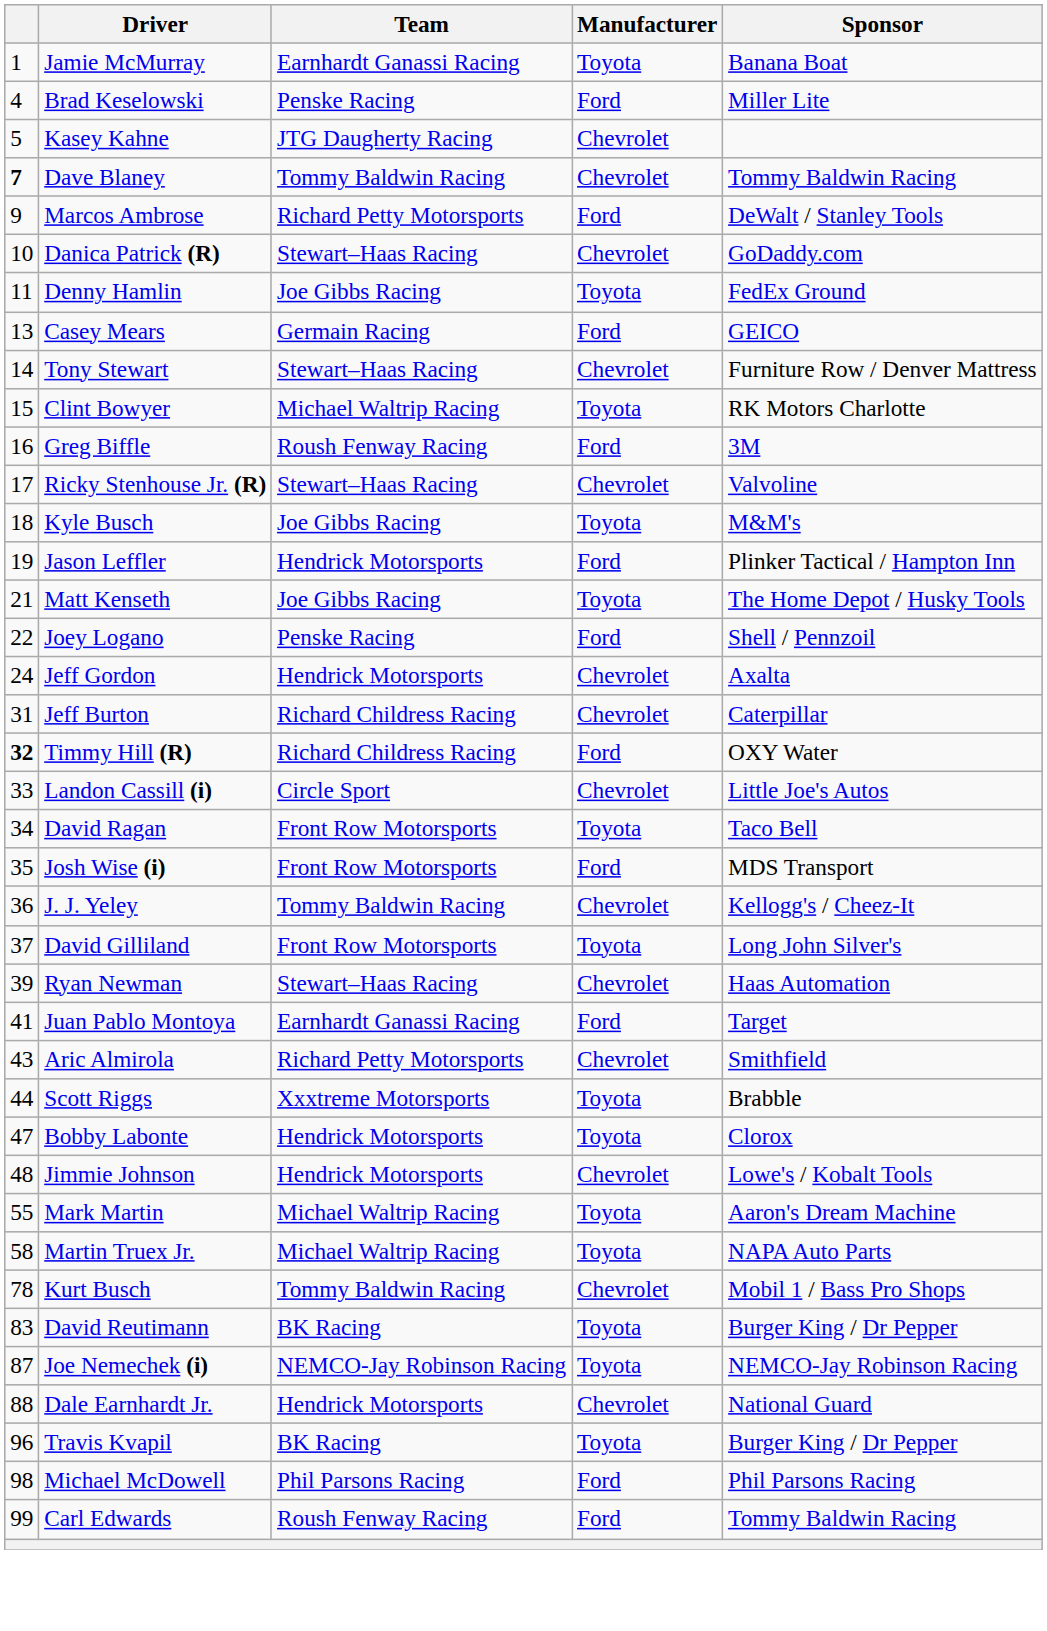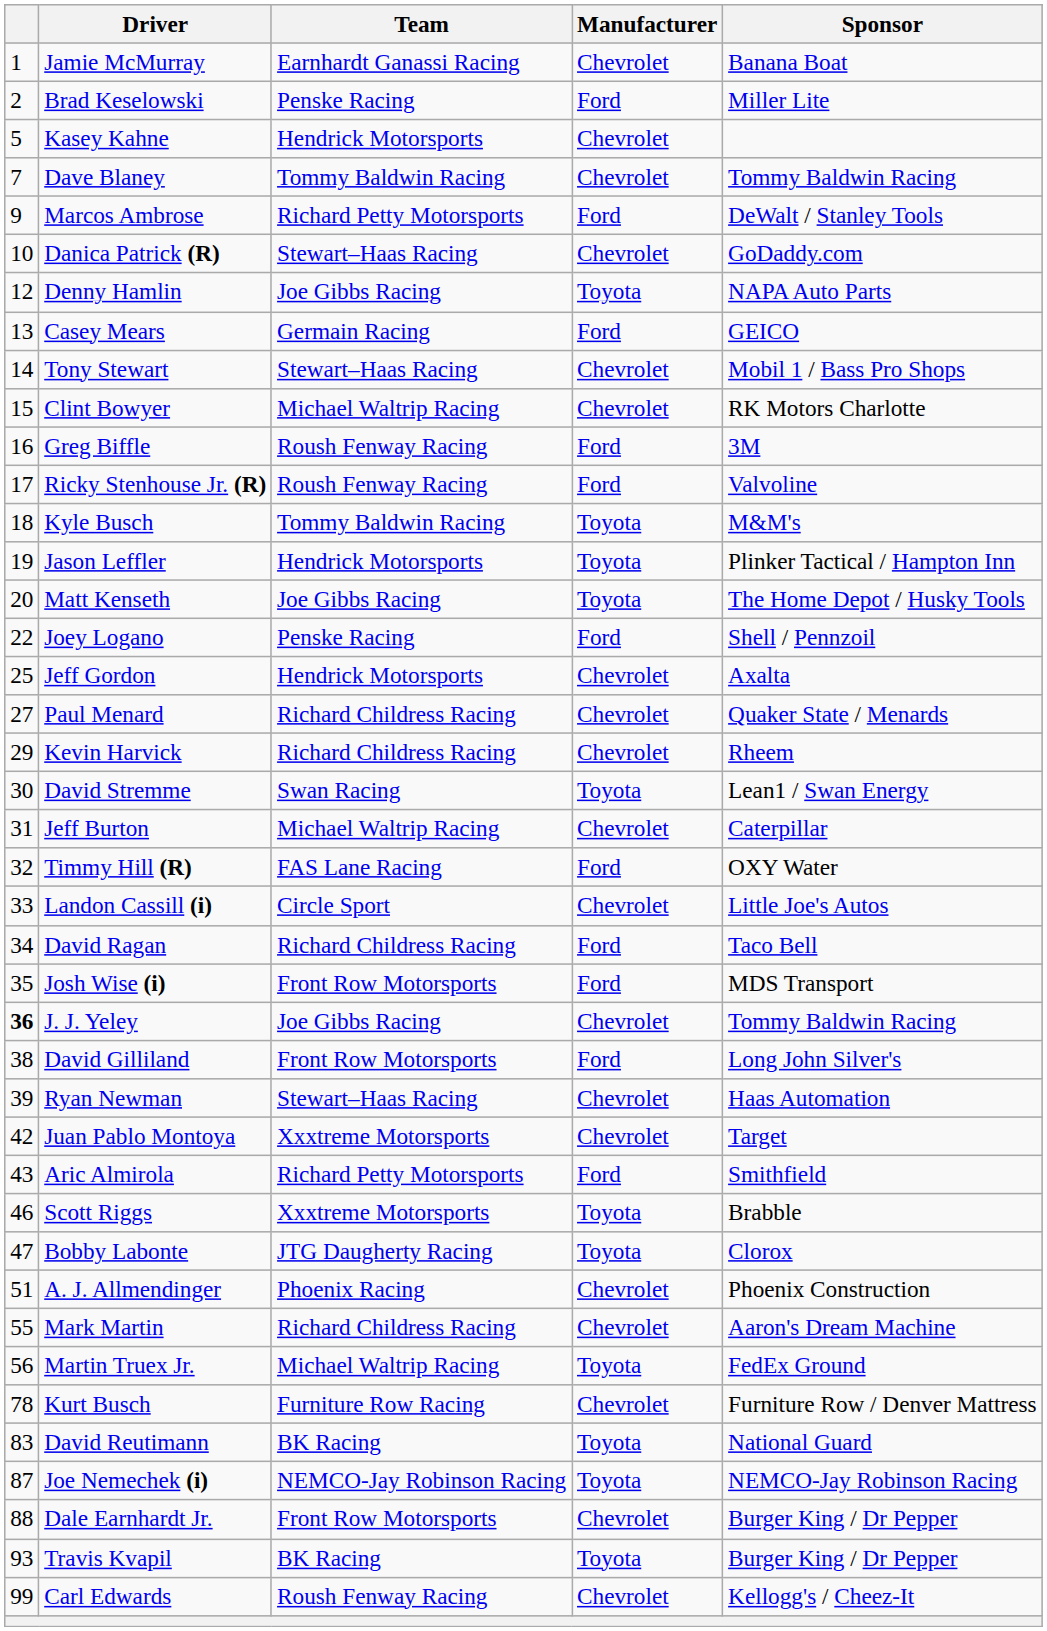(609, 62) Toyota -> (623, 62) Chevrolet
(16, 100) 4 -> (16, 100) 2
(385, 138) JTG Daugherty Racing -> (380, 138) Hendrick Motorsports
(16, 177) bold -> (16, 177) normal
(21, 292) 11 -> (22, 292) 12
(797, 292) FedEx Ground -> (810, 292) NAPA Auto Parts
(882, 368) Furniture Row / Denver Mattress -> (847, 368) Mobil 1 / Bass Pro Shops
(609, 407) Toyota -> (623, 407) Chevrolet
(377, 484) Stewart–Haas Racing -> (382, 484) Roush Fenway Racing
(623, 484) Chevrolet -> (599, 484) Ford
(359, 522) Joe Gibbs Racing -> (391, 522) Tommy Baldwin Racing
(599, 560) Ford -> (609, 560) Toyota
(22, 599) 21 -> (22, 599) 20
(22, 675) 24 -> (22, 675) 25
+ row: (104, 714)
+ row: (113, 752)
+ row: (117, 790)
(396, 714) Richard Childress Racing -> (388, 829) Michael Waltrip Racing
(22, 752) bold -> (22, 867) normal
(396, 752) Richard Childress Racing -> (359, 867) FAS Lane Racing
(387, 829) Front Row Motorsports -> (396, 944) Richard Childress Racing
(609, 829) Toyota -> (599, 944) Ford
(22, 905) normal -> (22, 1020) bold
(391, 905) Tommy Baldwin Racing -> (359, 1020) Joe Gibbs Racing
(821, 905) Kellogg's / Cheez-It -> (842, 1020) Tommy Baldwin Racing
(22, 944) 37 -> (22, 1059) 38
(609, 944) Toyota -> (599, 1059) Ford
(22, 1020) 41 -> (22, 1135) 42
(398, 1020) Earnhardt Ganassi Racing -> (383, 1135) Xxxtreme Motorsports
(599, 1020) Ford -> (623, 1135) Chevrolet
(623, 1059) Chevrolet -> (599, 1174) Ford
(22, 1097) 44 -> (22, 1212) 46
(380, 1135) Hendrick Motorsports -> (385, 1250) JTG Daugherty Racing
- row: (119, 1174)
+ row: (133, 1289)
(388, 1212) Michael Waltrip Racing -> (396, 1327) Richard Childress Racing
(609, 1212) Toyota -> (623, 1327) Chevrolet
(22, 1250) 58 -> (22, 1365) 56
(810, 1250) NAPA Auto Parts -> (797, 1365) FedEx Ground
(391, 1289) Tommy Baldwin Racing -> (381, 1404) Furniture Row Racing
(847, 1289) Mobil 1 / Bass Pro Shops -> (882, 1404) Furniture Row / Denver Mattress
(843, 1327) Burger King / Dr Pepper -> (800, 1442) National Guard
(380, 1404) Hendrick Motorsports -> (387, 1519) Front Row Motorsports
(800, 1404) National Guard -> (843, 1519) Burger King / Dr Pepper
(22, 1442) 96 -> (22, 1557) 93
- row: (135, 1480)
(599, 1519) Ford -> (623, 1596) Chevrolet
(842, 1519) Tommy Baldwin Racing -> (821, 1596) Kellogg's / Cheez-It
